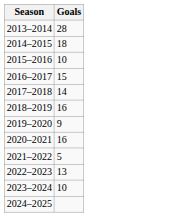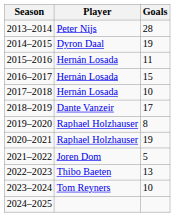+ column: (97, 12)
(62, 44) 18 -> (148, 44) 19
(62, 60) 10 -> (148, 60) 11
(62, 92) 14 -> (148, 92) 10
(62, 108) 16 -> (148, 108) 17
(59, 124) 9 -> (145, 124) 8
(62, 140) 16 -> (148, 140) 19
